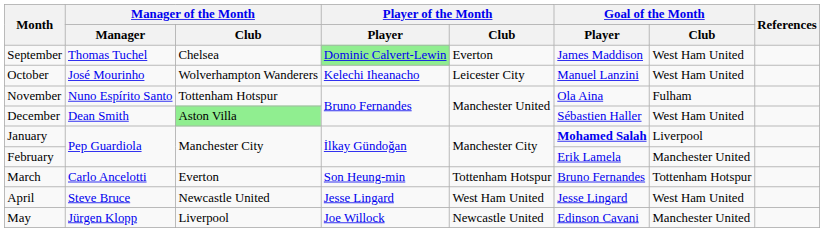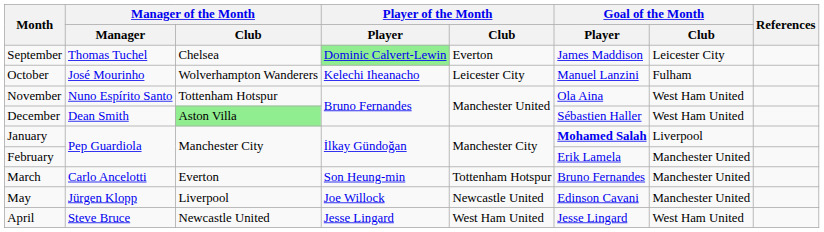(698, 55) West Ham United -> (689, 55) Leicester City
(698, 75) West Ham United -> (672, 75) Fulham
(672, 95) Fulham -> (698, 95) West Ham United
(702, 177) Tottenham Hotspur -> (701, 177) Manchester United
rows swapped: (21, 197) <-> (19, 217)
